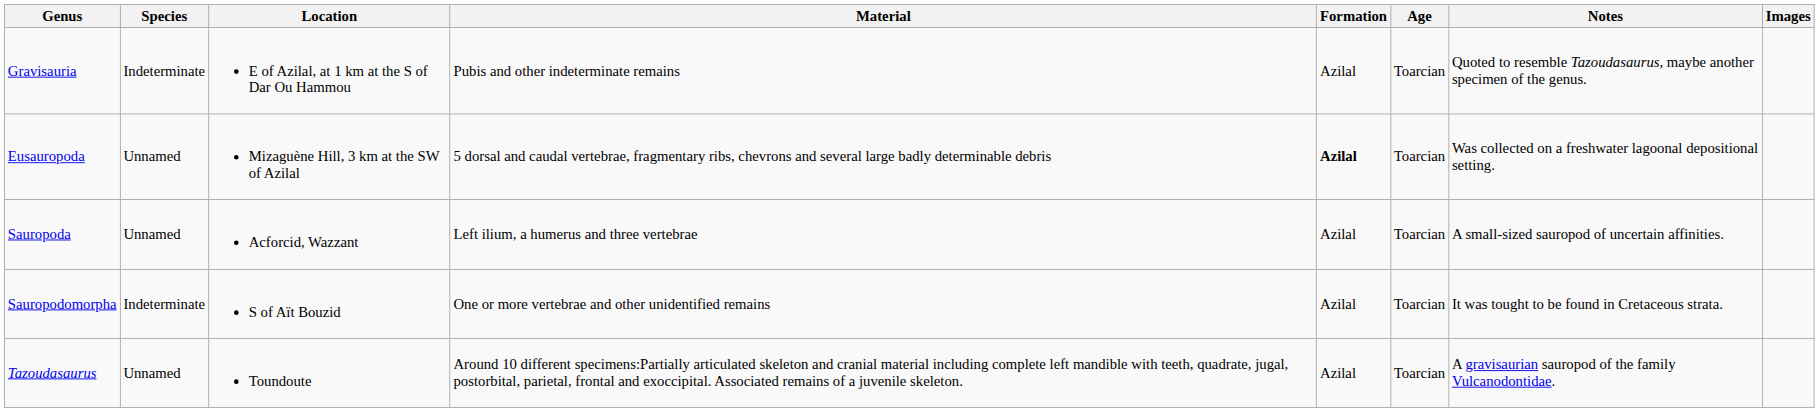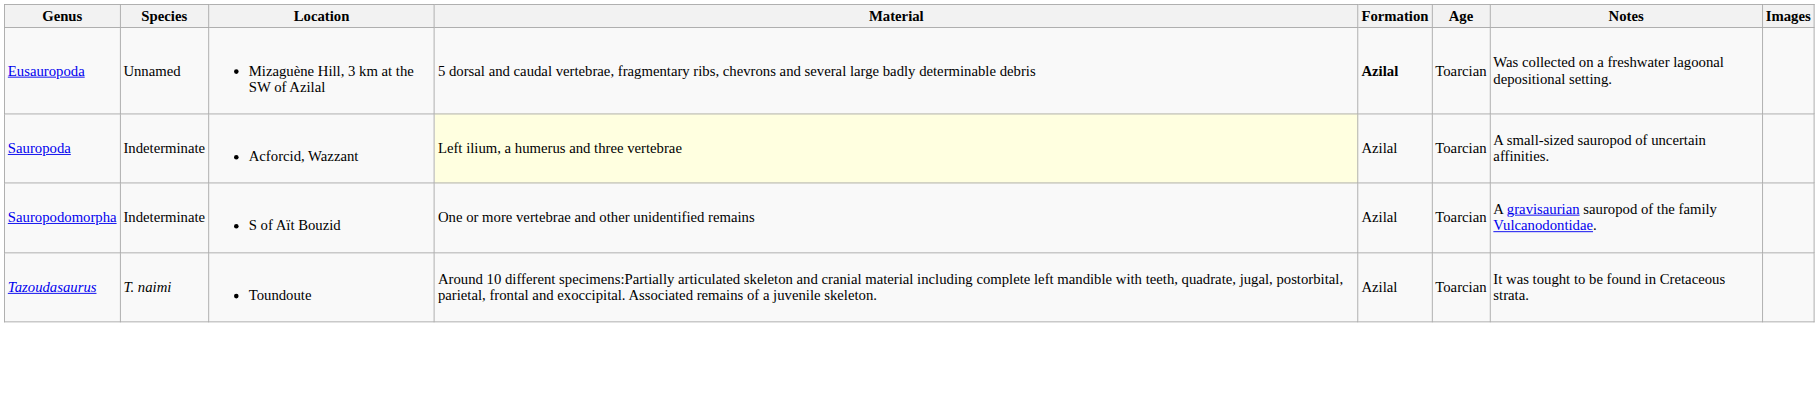- row: (42, 70)
(152, 234) Unnamed -> (164, 148) Indeterminate
(575, 234) no background -> (560, 148) lightyellow background
(1587, 303) It was tought to be found in Cretaceous strata. -> (1605, 217) A gravisaurian sauropod of the family Vulcanodontidae.
(152, 373) Unnamed -> (147, 287) T. naimi
(1564, 373) A gravisaurian sauropod of the family Vulcanodontidae. -> (1609, 287) It was tought to be found in Cretaceous strata.
